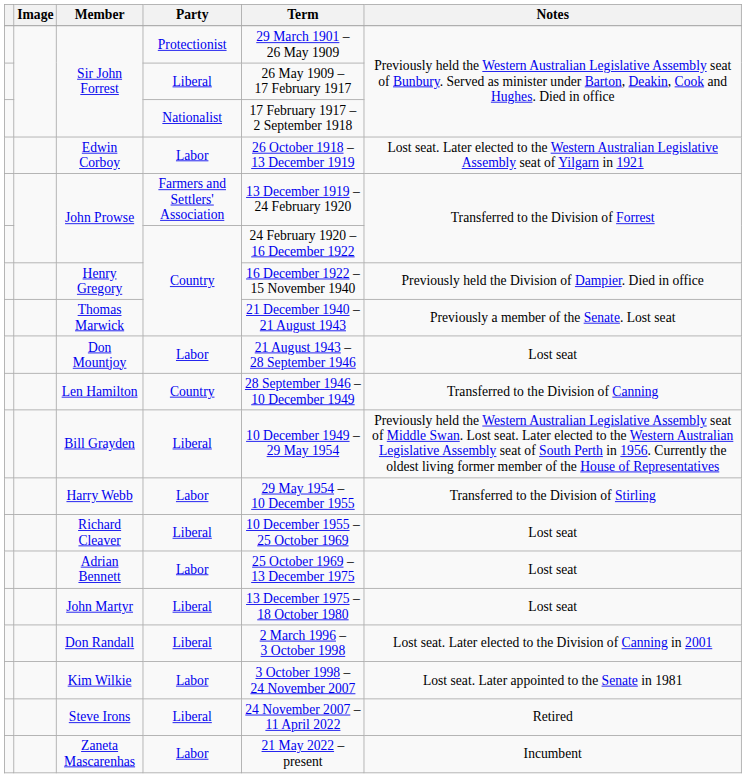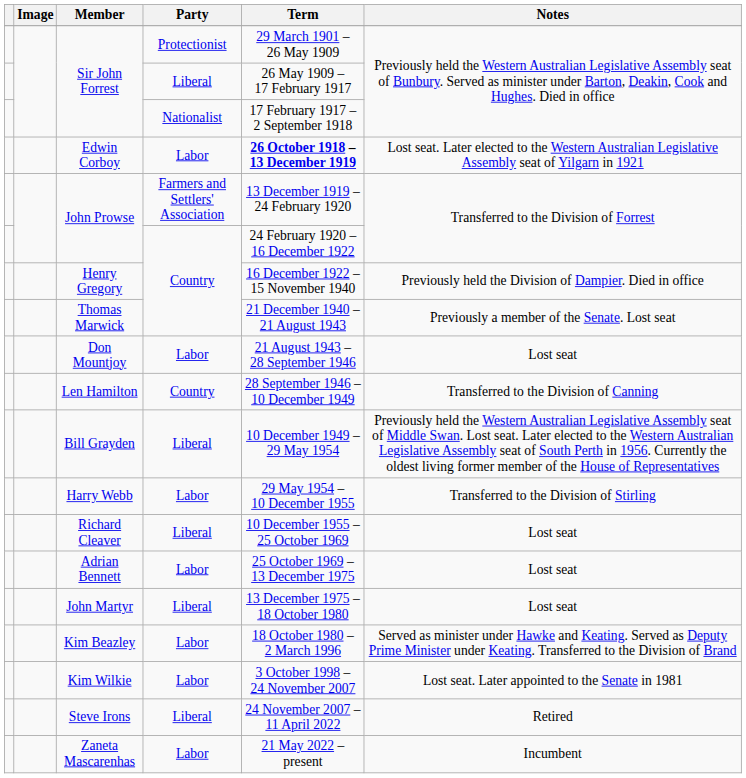(303, 155) normal -> (303, 155) bold
+ row: (100, 643)
- row: (100, 643)
